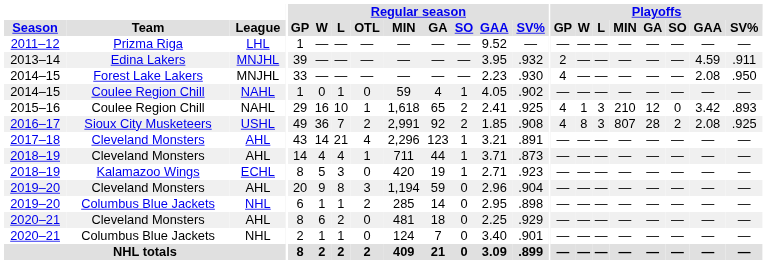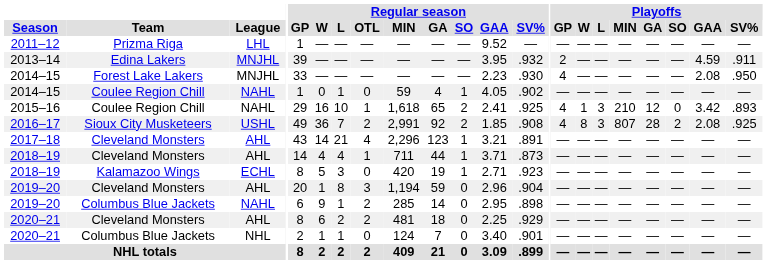(322, 188) 9 -> (322, 188) 1
(258, 204) NHL -> (258, 204) NAHL
(322, 204) 1 -> (322, 204) 9
(367, 220) 0 -> (367, 220) 2
